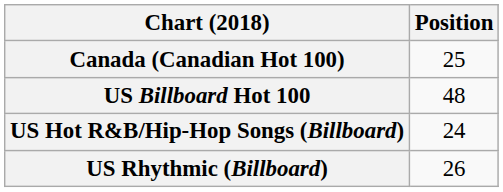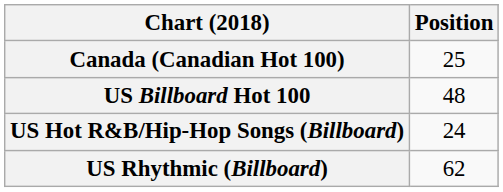(454, 167) 26 -> (454, 167) 62
